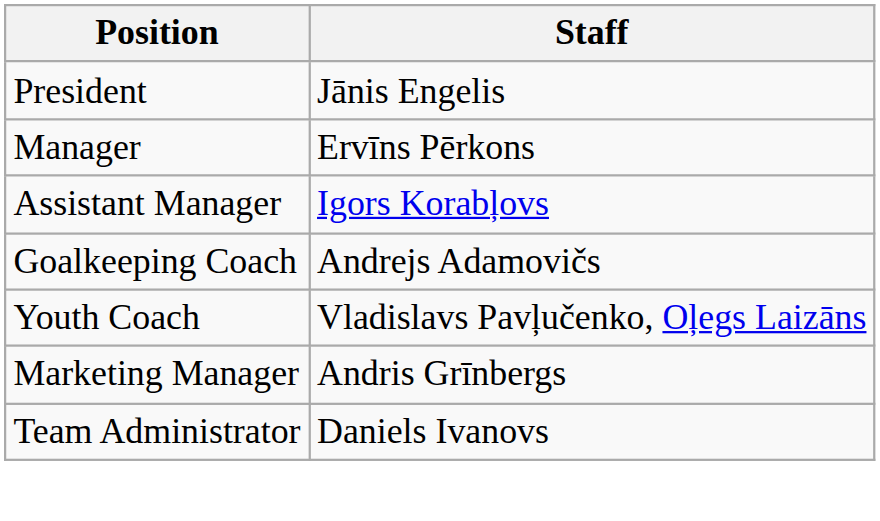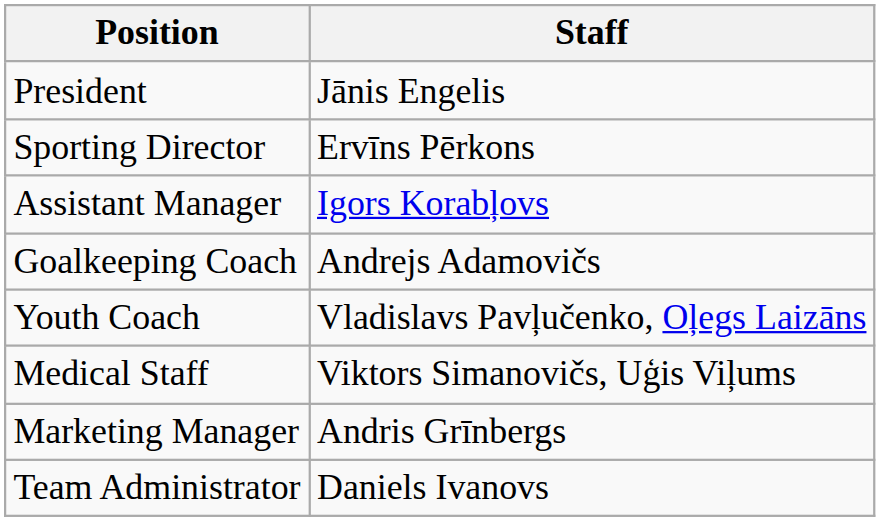+ row: (139, 146)
- row: (77, 146)
+ row: (111, 373)
